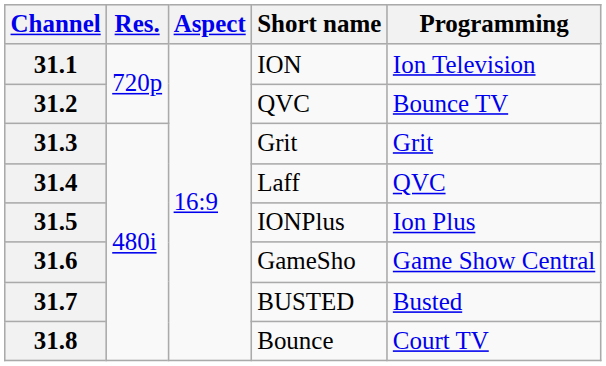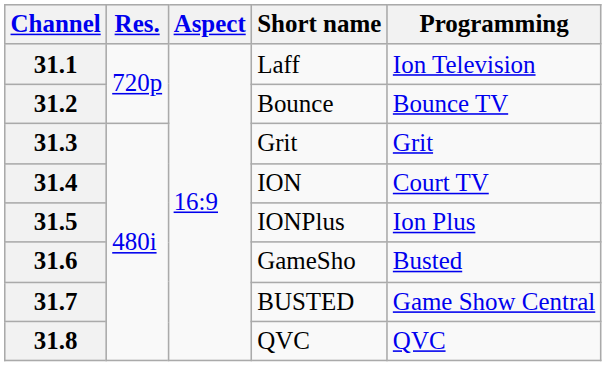(279, 63) ION -> (278, 63) Laff
(284, 103) QVC -> (295, 103) Bounce
(278, 182) Laff -> (279, 182) ION
(419, 182) QVC -> (441, 182) Court TV
(494, 261) Game Show Central -> (428, 261) Busted
(428, 301) Busted -> (494, 301) Game Show Central
(295, 340) Bounce -> (284, 340) QVC
(441, 340) Court TV -> (419, 340) QVC
